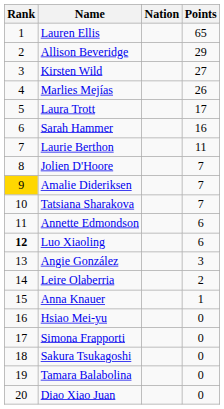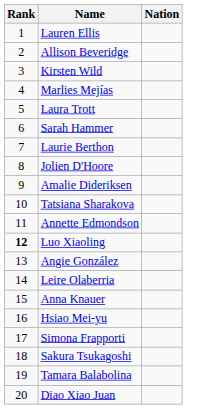- column: (201, 14)
(21, 185) gold background -> (21, 185) no background
